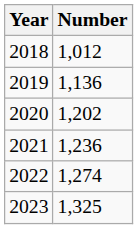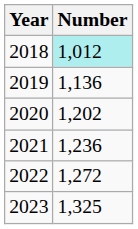(80, 51) no background -> (80, 51) paleturquoise background
(80, 176) 1,274 -> (80, 176) 1,272
